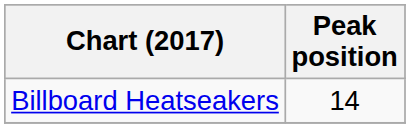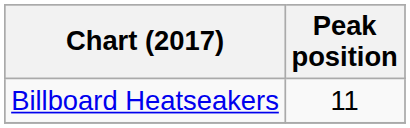(345, 100) 14 -> (345, 100) 11
